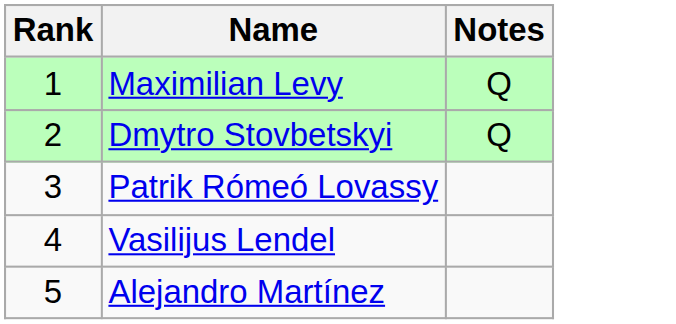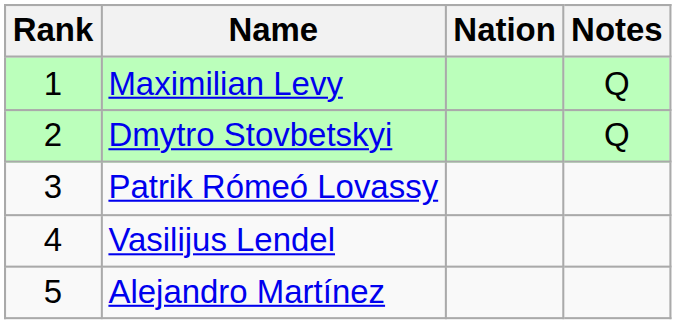+ column: (505, 30)
